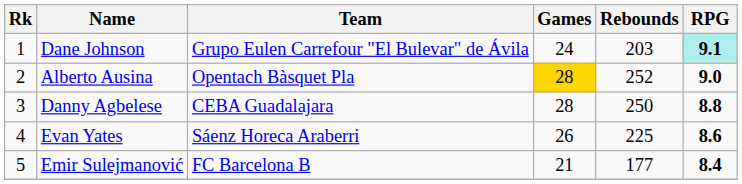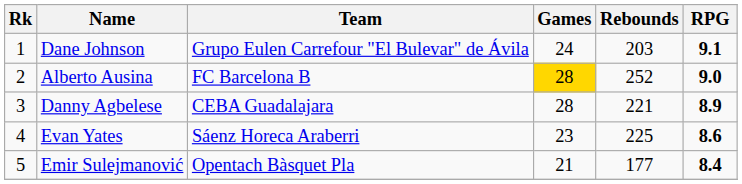(710, 48) paleturquoise background -> (710, 48) no background
(273, 77) Opentach Bàsquet Pla -> (251, 77) FC Barcelona B
(639, 106) 250 -> (639, 106) 221
(710, 106) 8.8 -> (710, 106) 8.9
(564, 135) 26 -> (564, 135) 23
(251, 164) FC Barcelona B -> (273, 164) Opentach Bàsquet Pla
